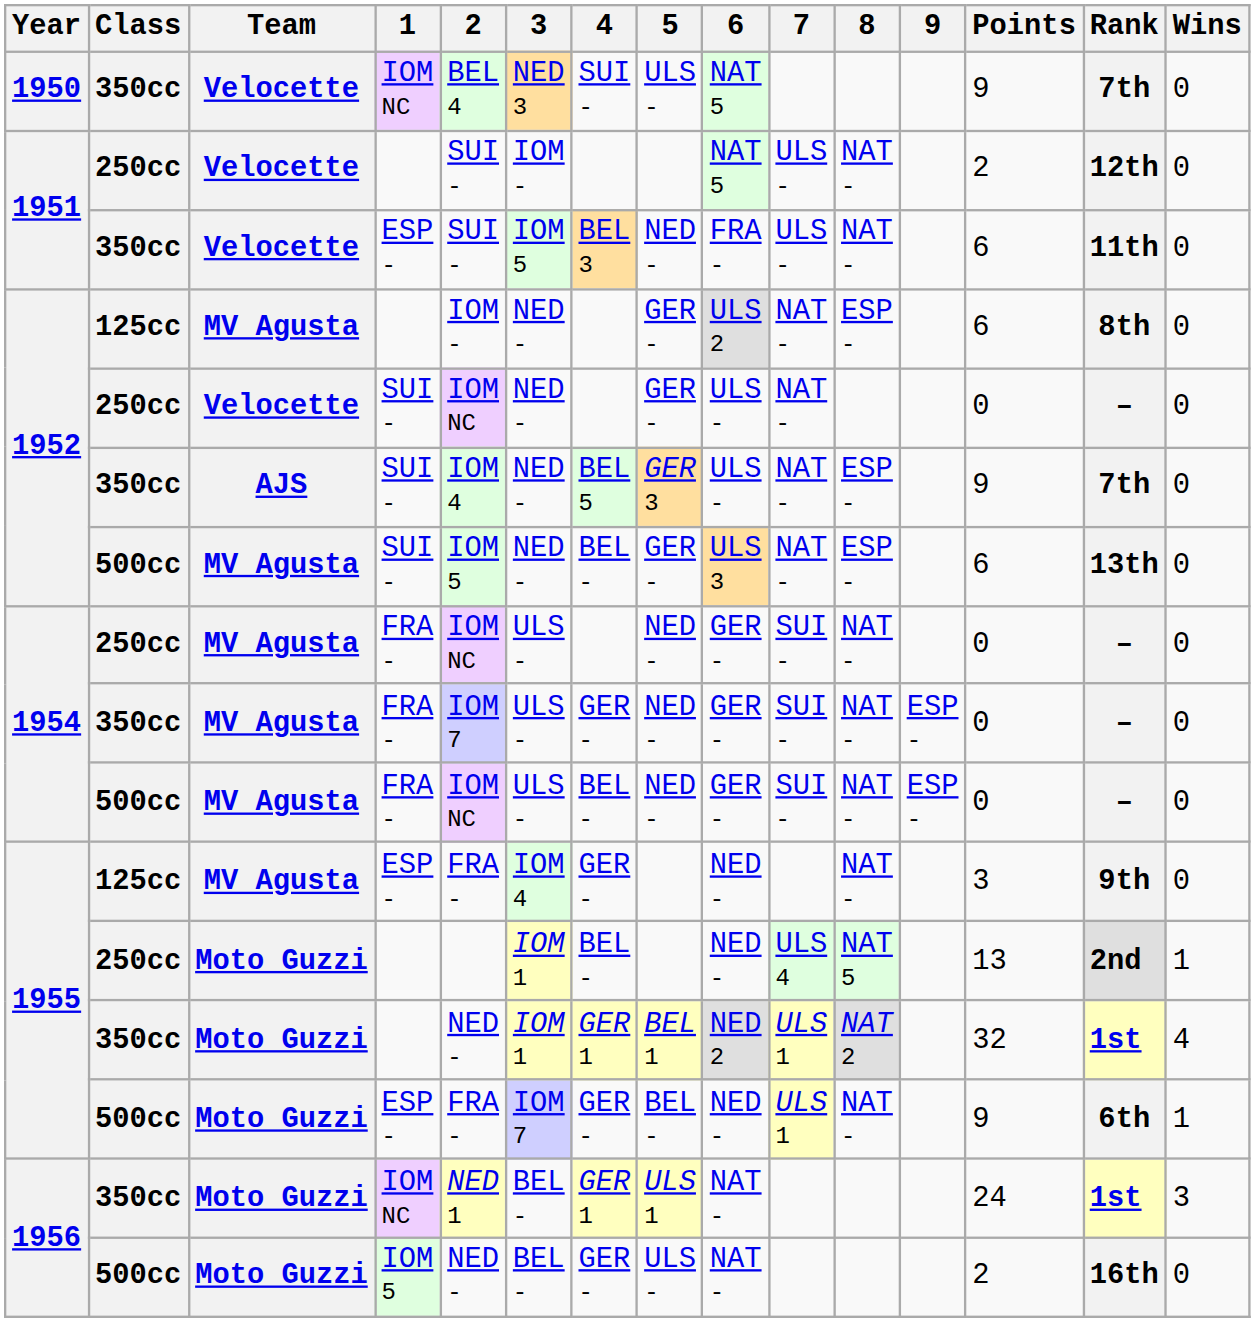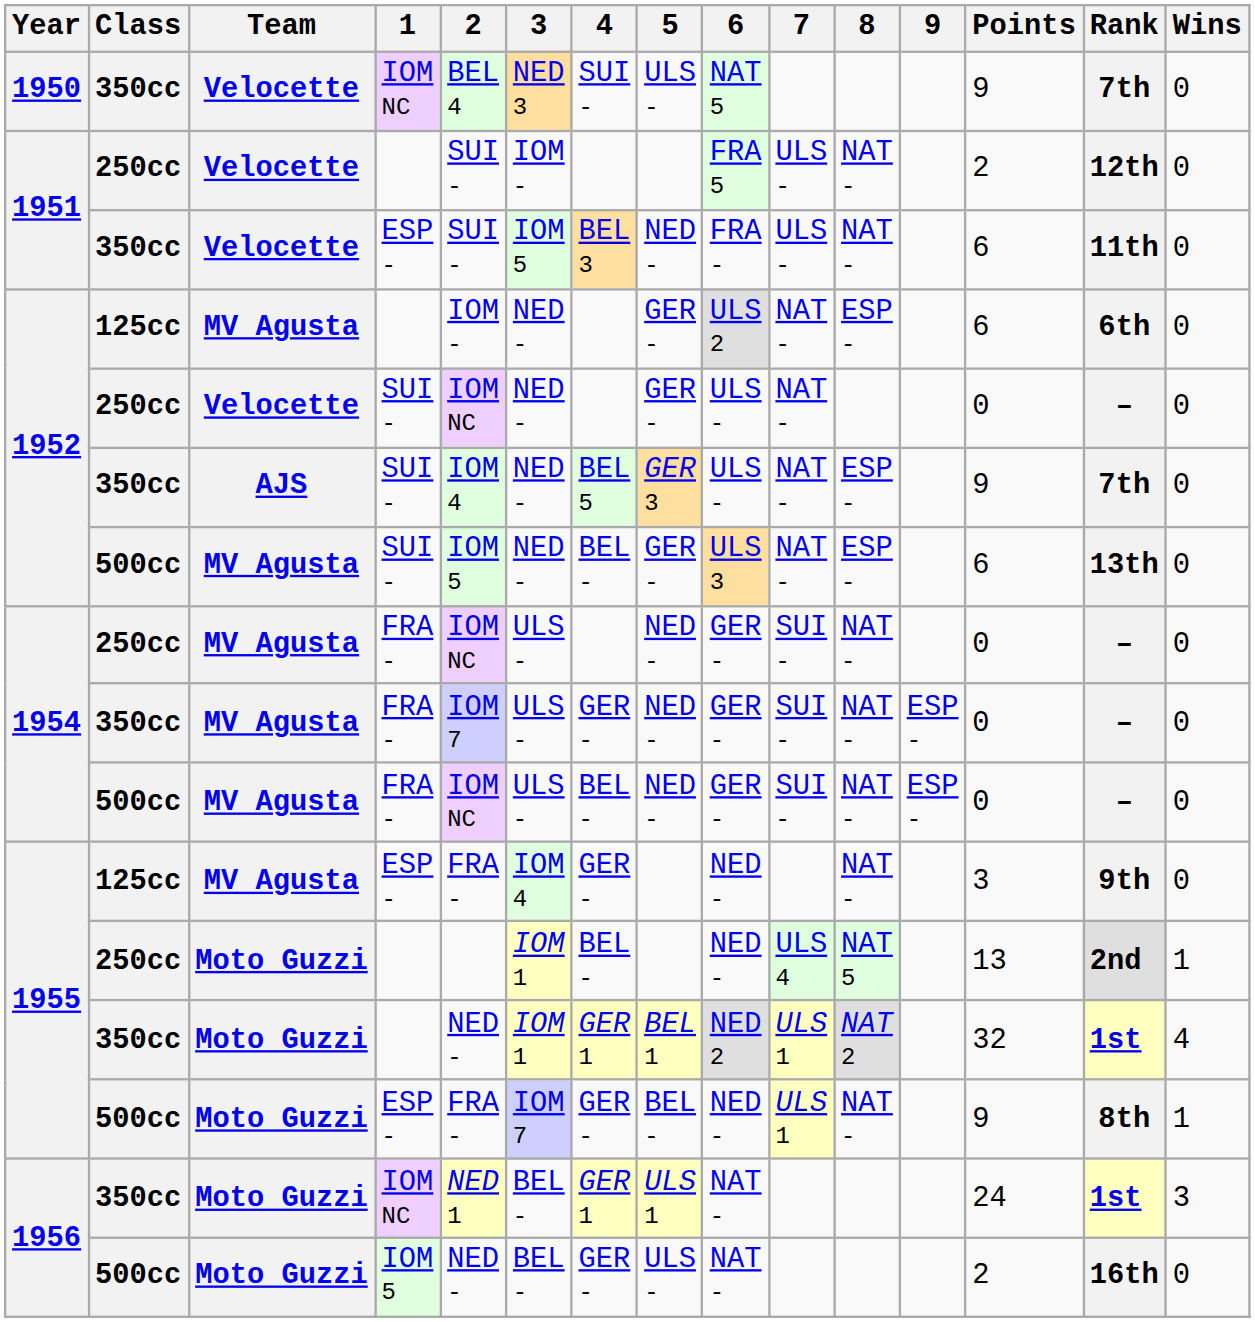(736, 169) NAT 5 -> (736, 169) FRA 5
(1124, 329) 8th -> (1124, 329) 6th
(1124, 1119) 6th -> (1124, 1119) 8th
